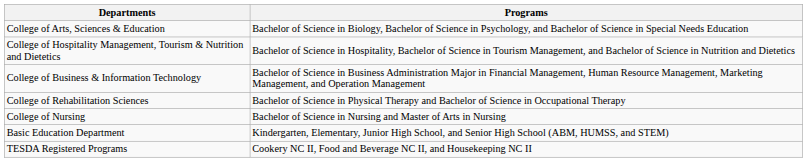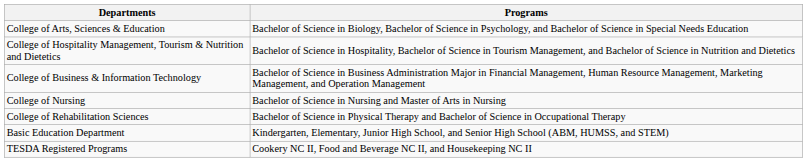rows swapped: (46, 116) <-> (78, 100)
